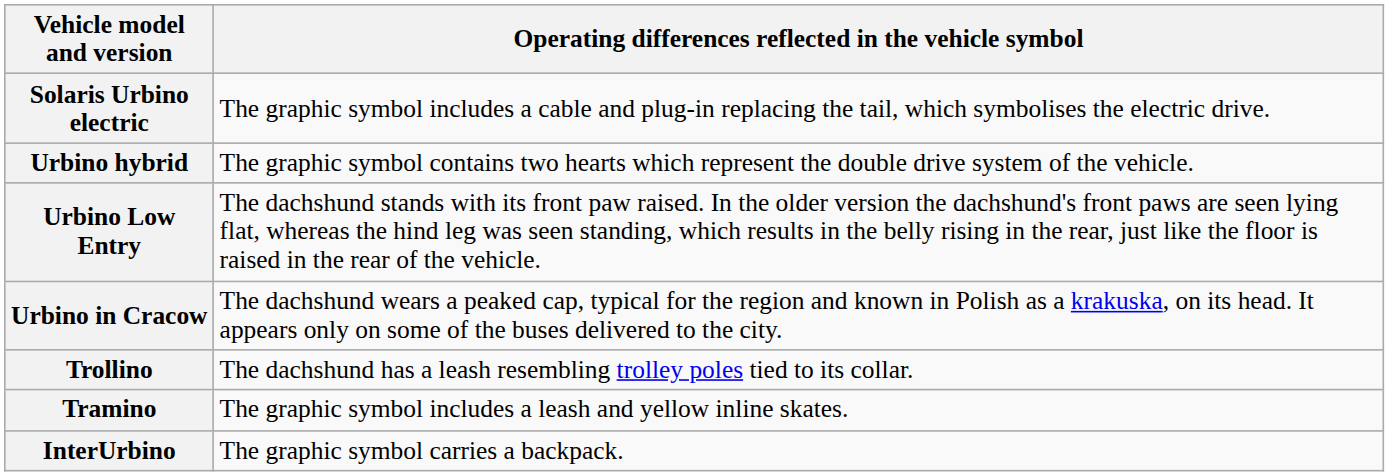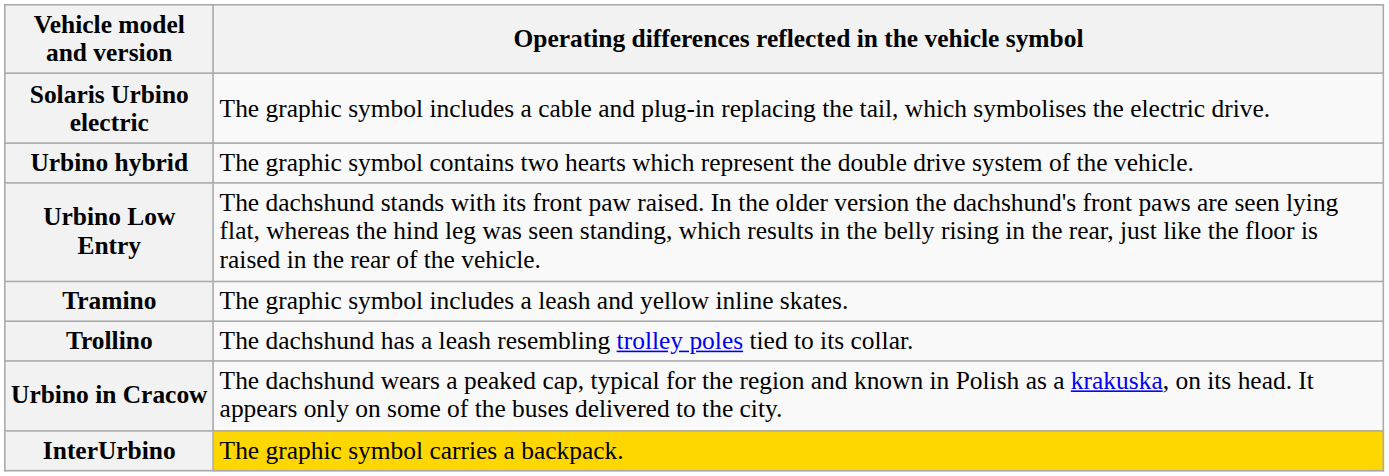rows swapped: (109, 314) <-> (109, 409)
(422, 450) no background -> (422, 450) gold background
